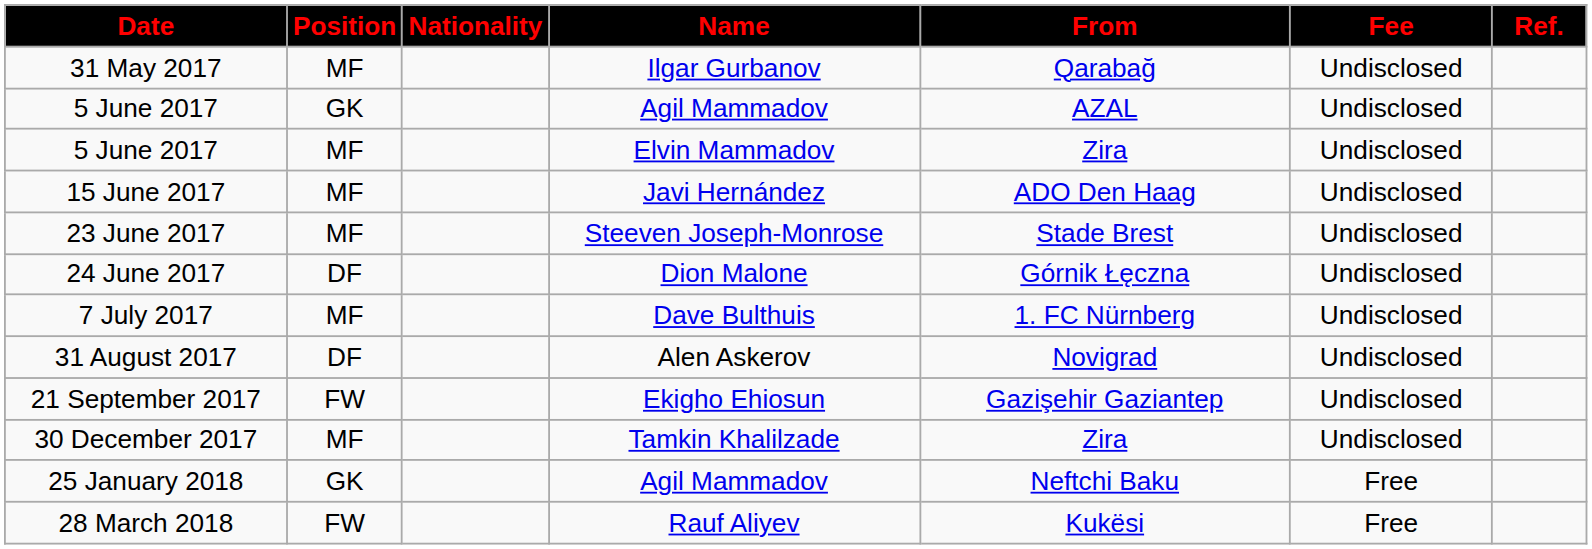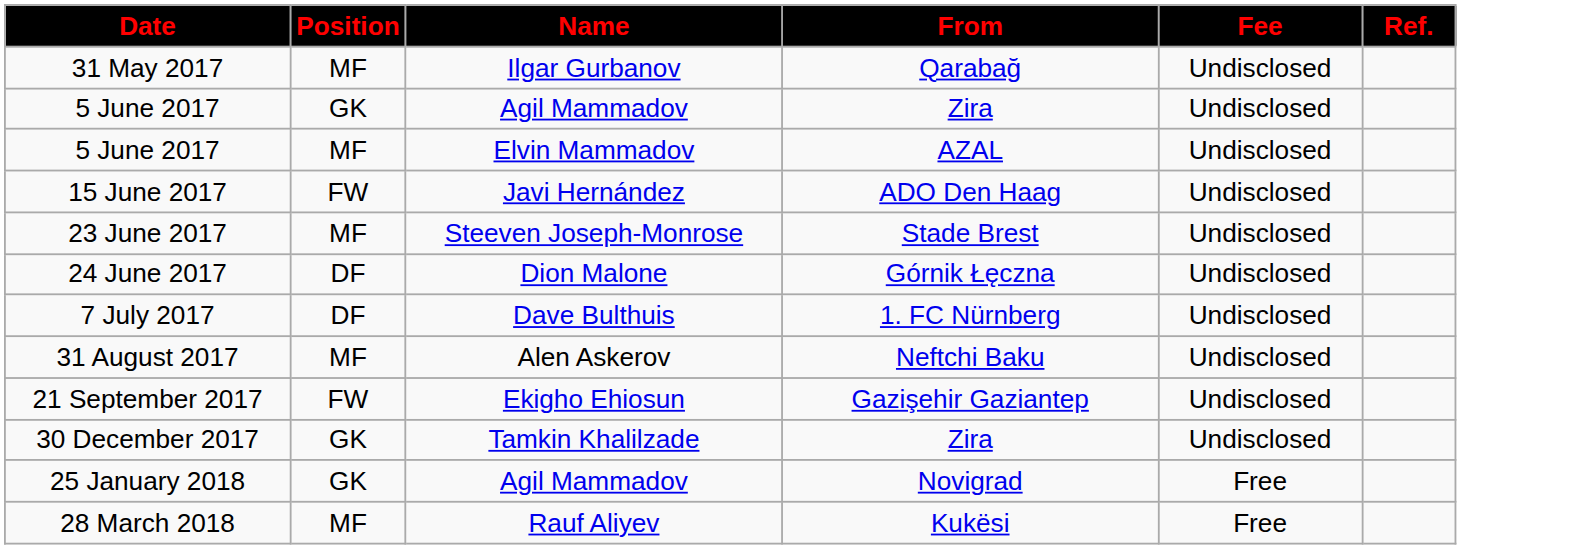- column: (475, 26)
(1105, 109) AZAL -> (970, 109) Zira
(1105, 150) Zira -> (970, 150) AZAL
(345, 192) MF -> (348, 192) FW
(345, 316) MF -> (348, 316) DF
(345, 357) DF -> (348, 357) MF
(1105, 357) Novigrad -> (970, 357) Neftchi Baku
(345, 440) MF -> (348, 440) GK
(1105, 481) Neftchi Baku -> (970, 481) Novigrad
(345, 523) FW -> (348, 523) MF
